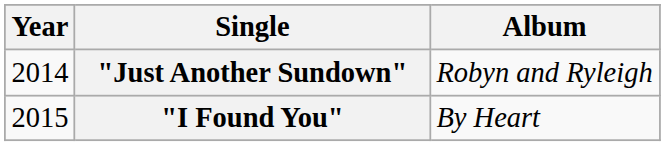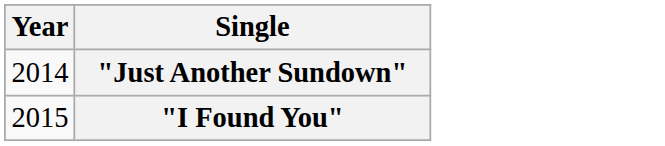- column: (545, 27)
